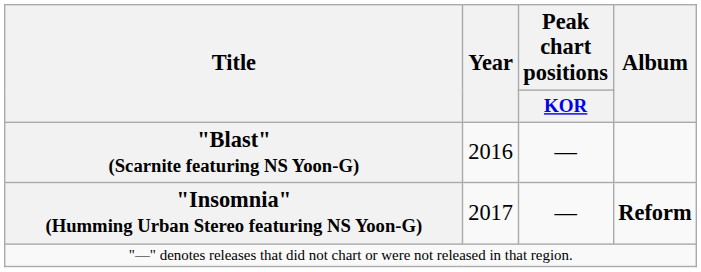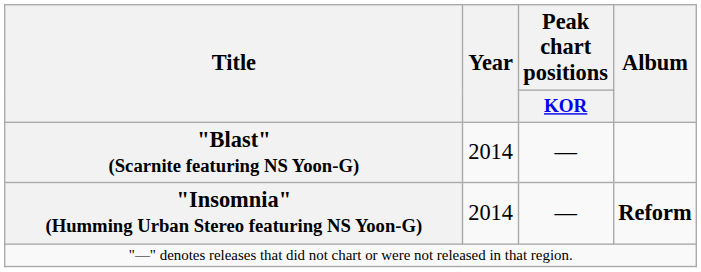(491, 152) 2016 -> (491, 152) 2014
(491, 212) 2017 -> (491, 212) 2014
